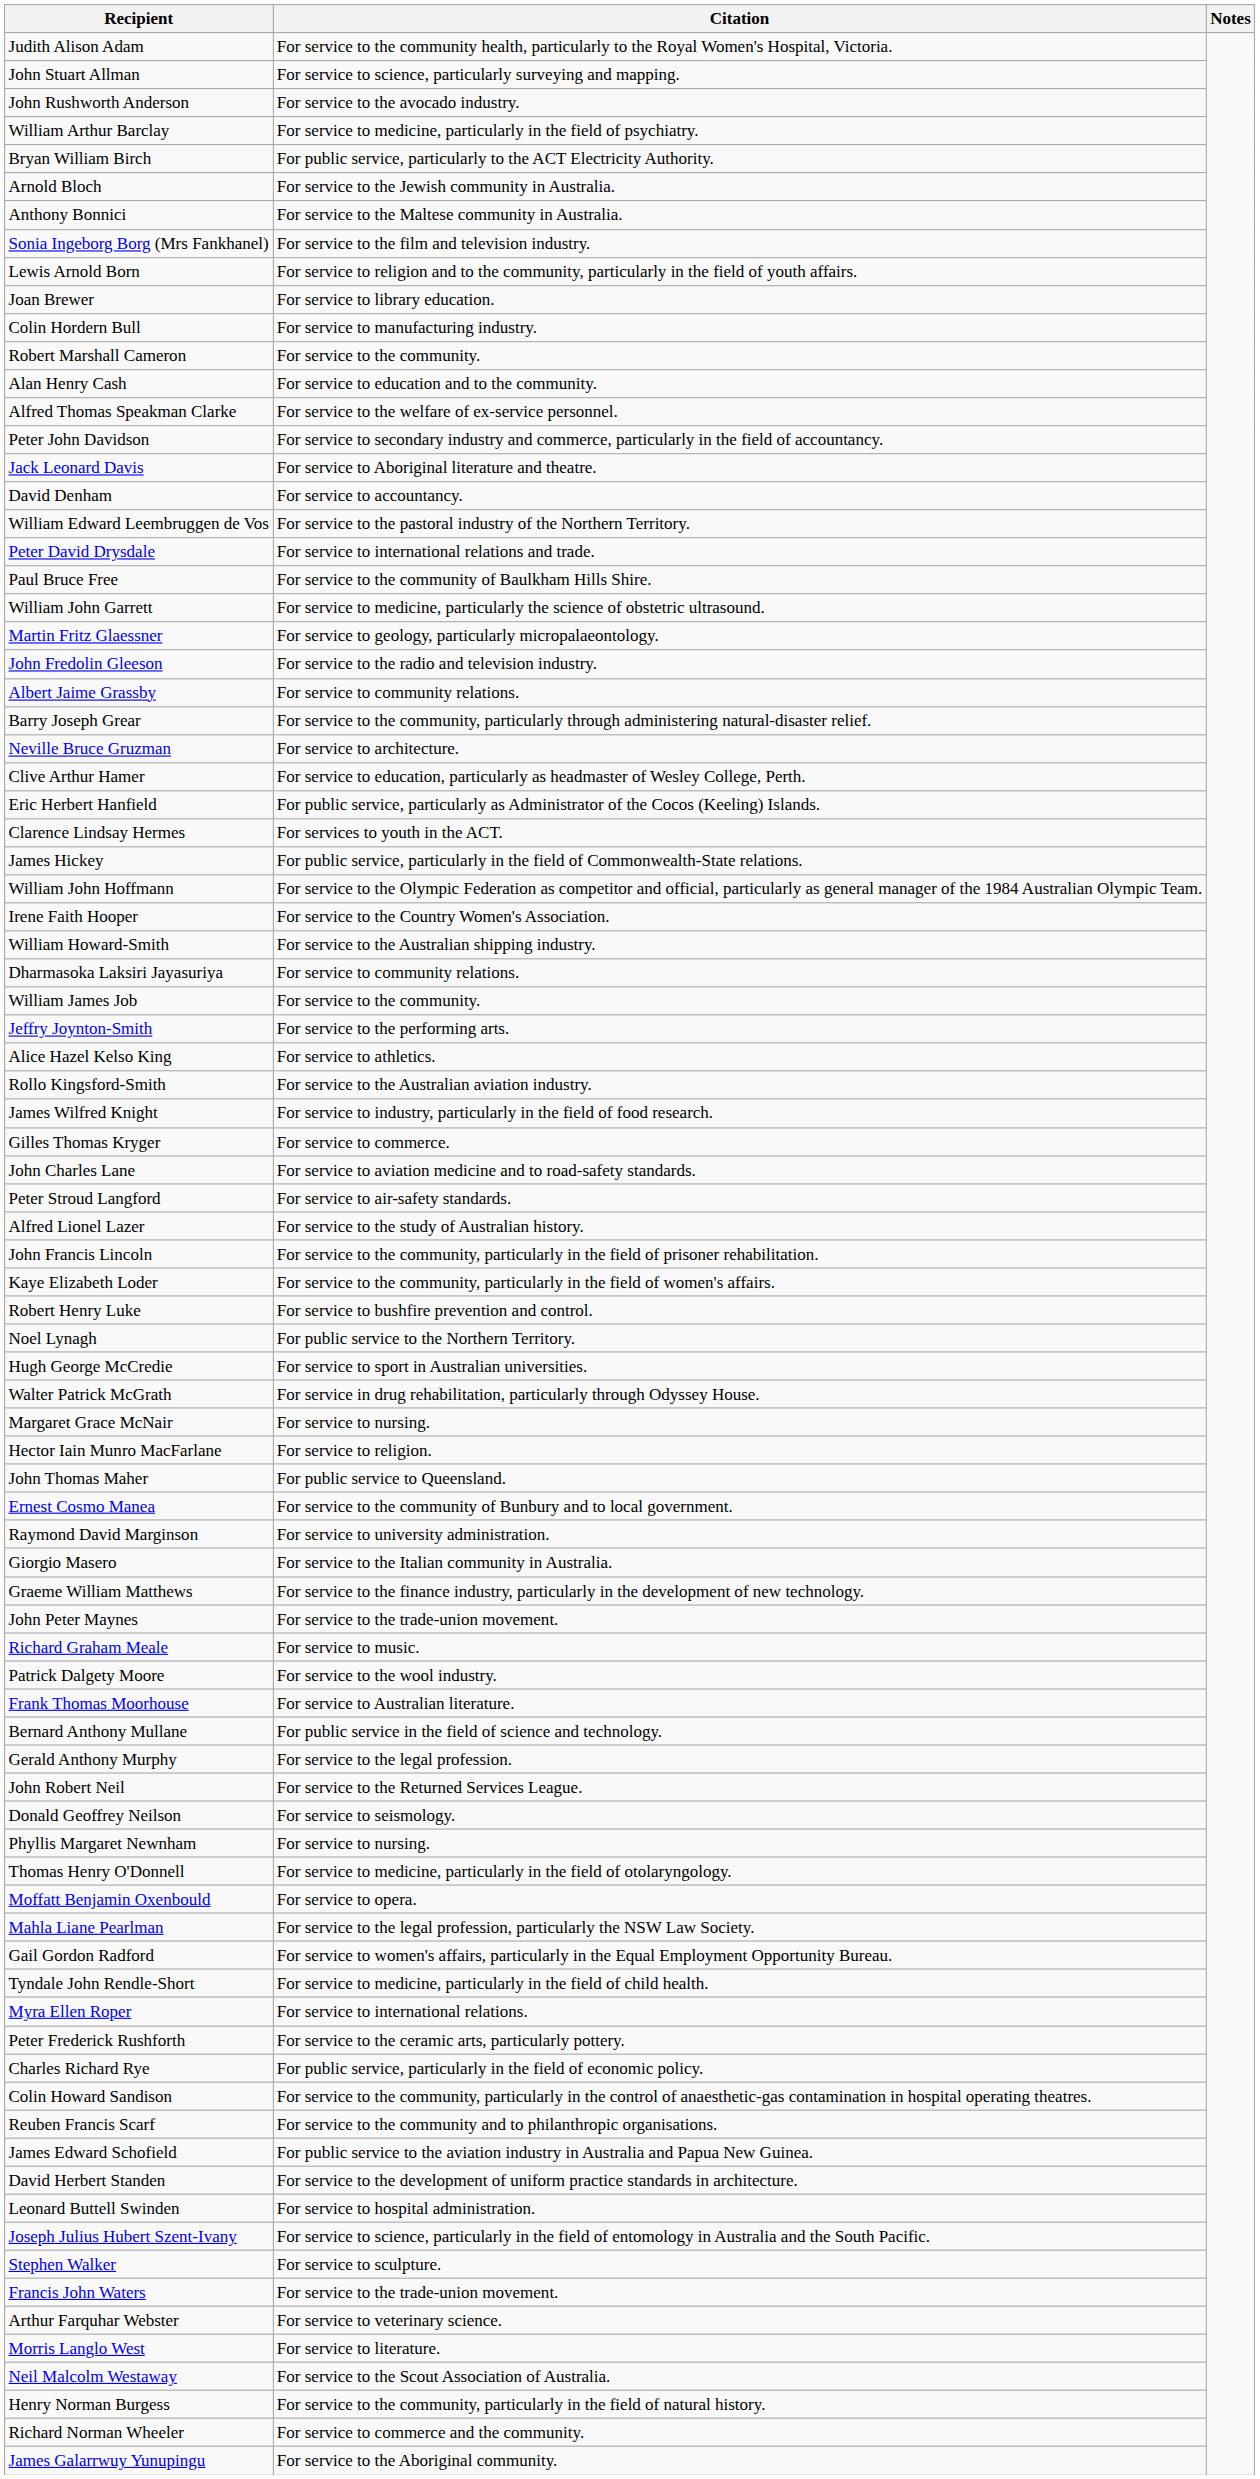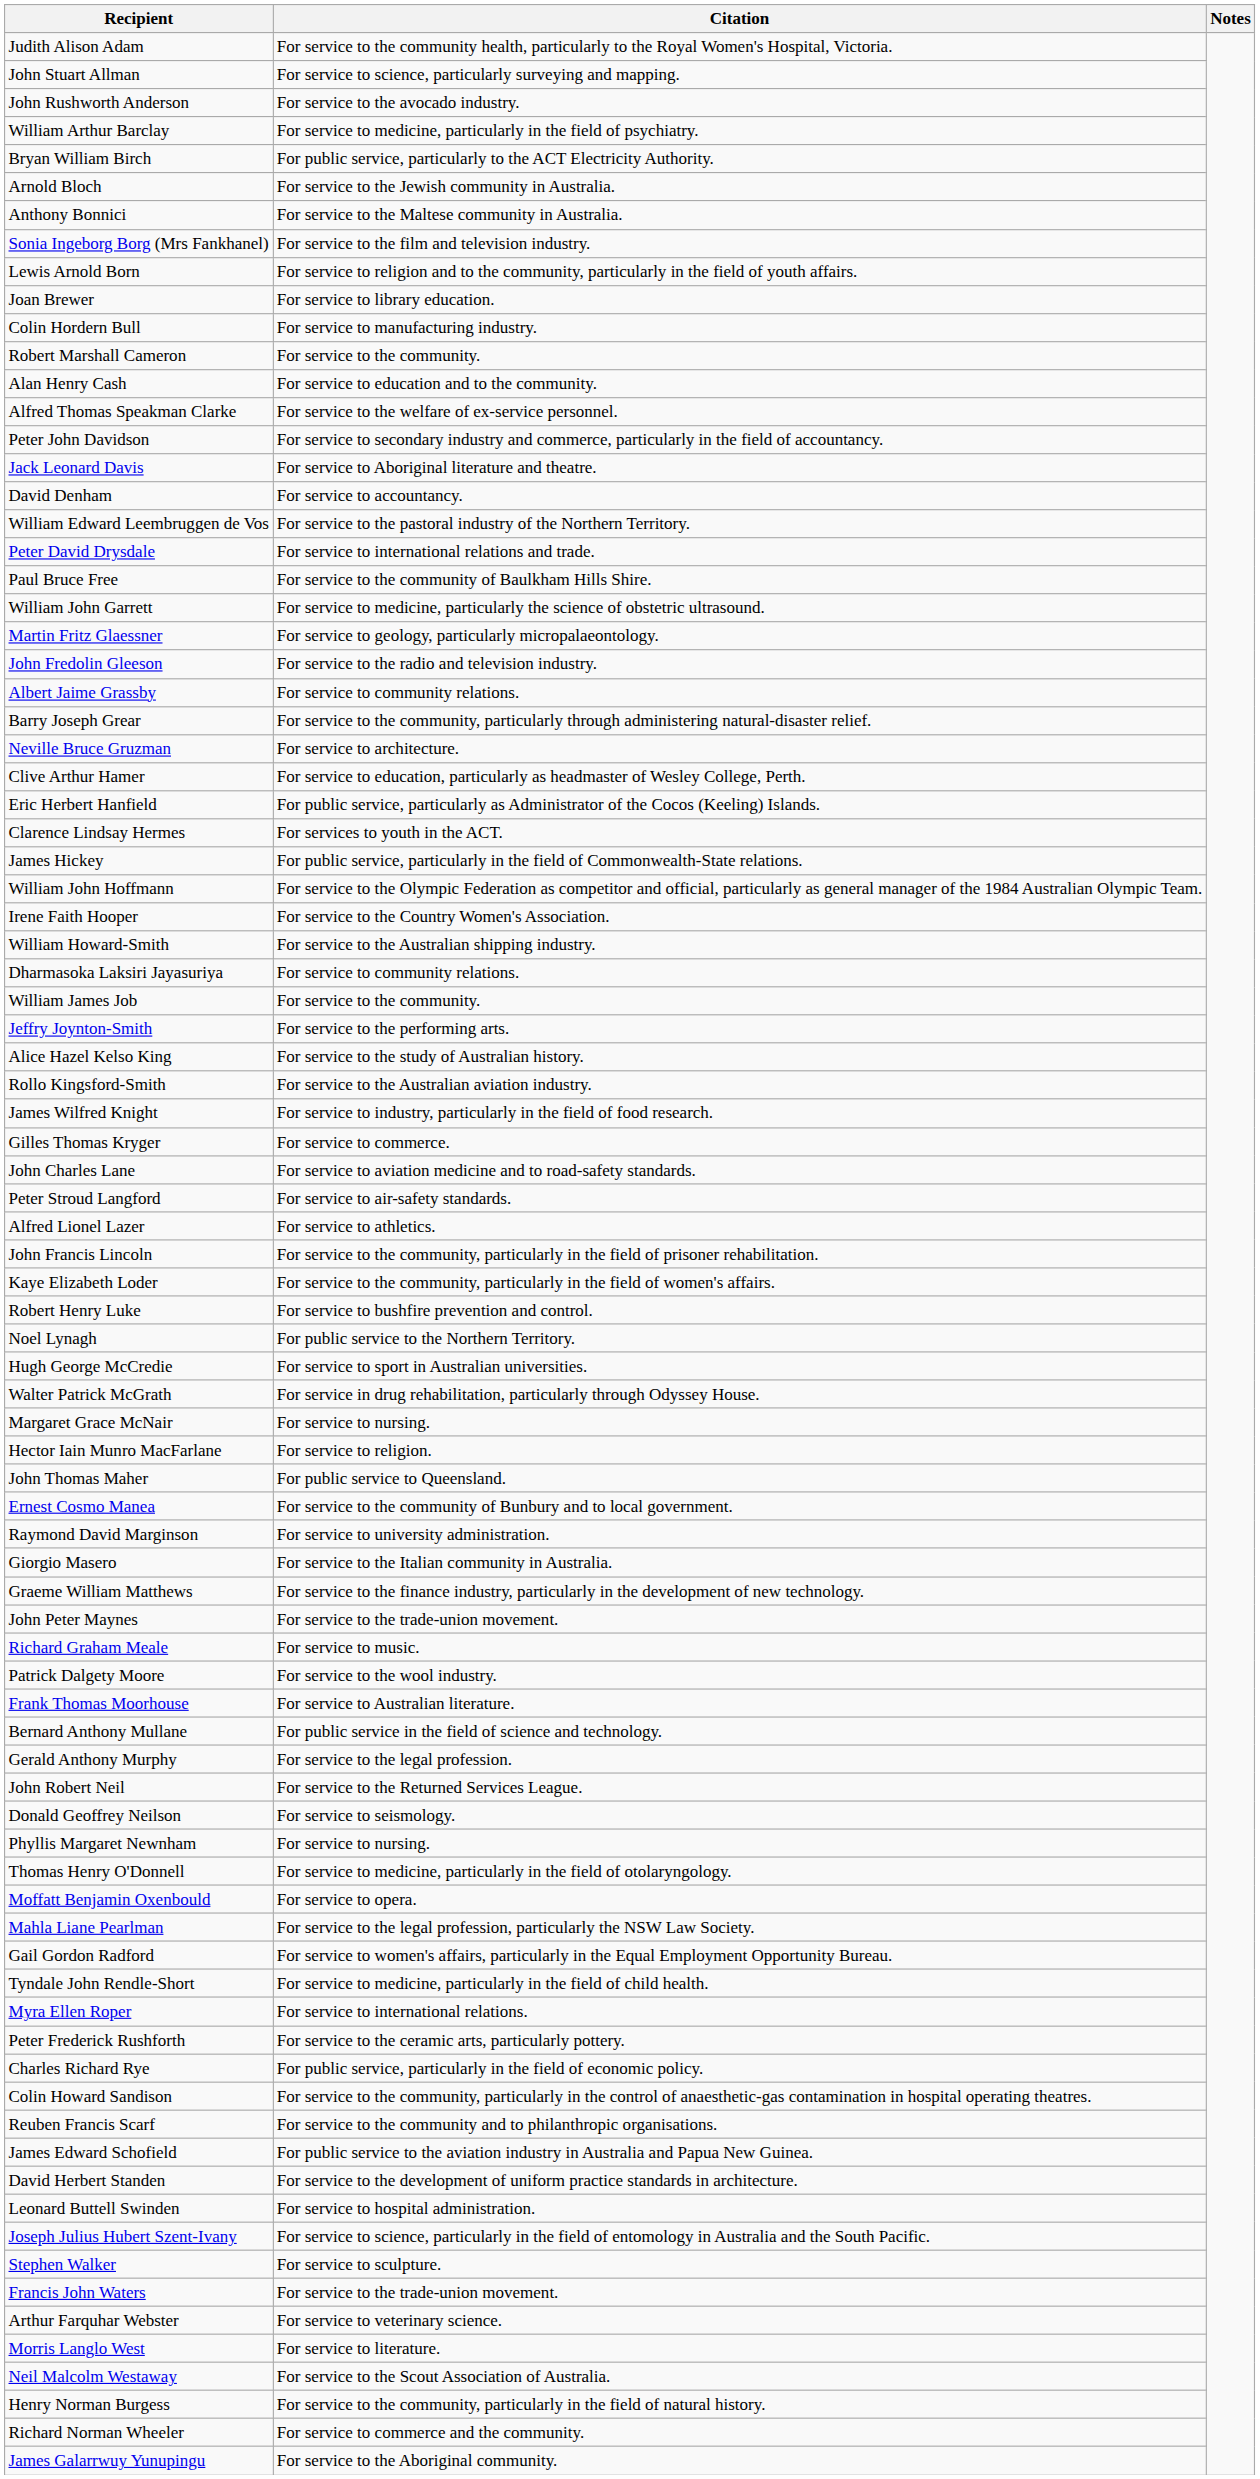(356, 1057) For service to athletics. -> (430, 1057) For service to the study of Australian history.
(430, 1225) For service to the study of Australian history. -> (356, 1225) For service to athletics.
